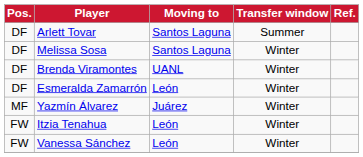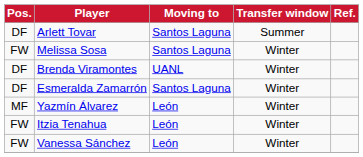(19, 50) DF -> (19, 50) FW
(165, 87) León -> (191, 87) Santos Laguna
(170, 106) Juárez -> (165, 106) León
